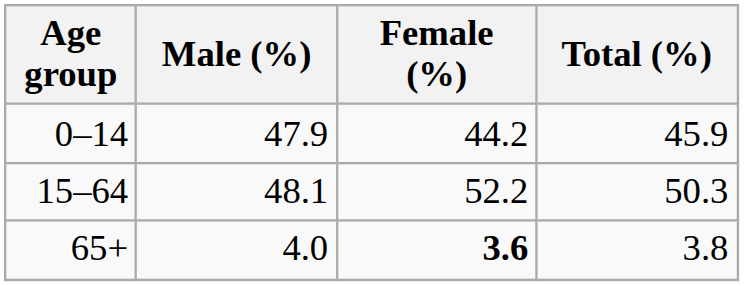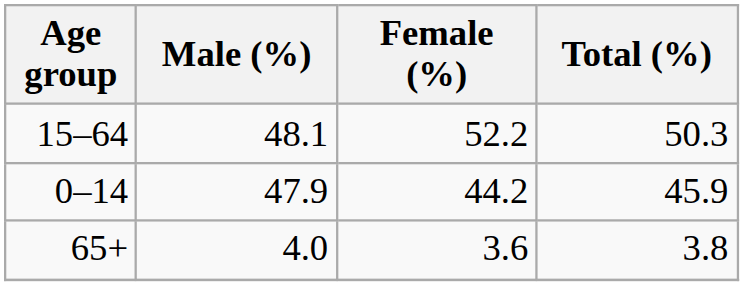rows swapped: (91, 132) <-> (82, 190)
(505, 249) bold -> (505, 249) normal
